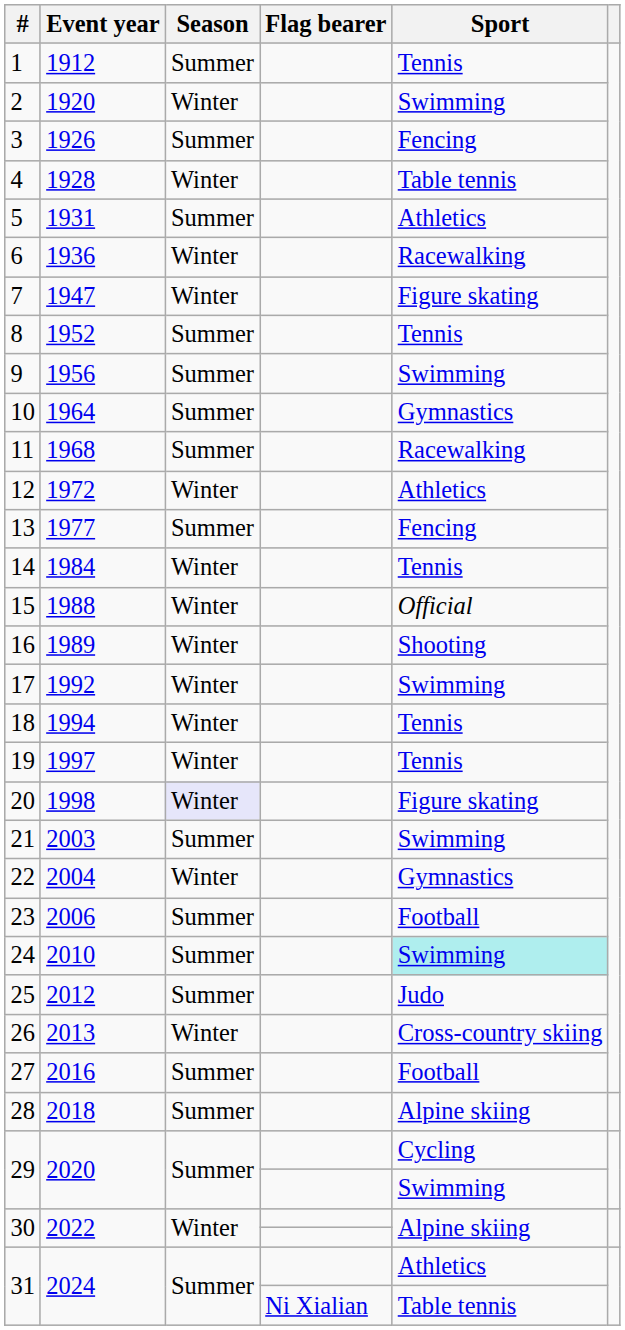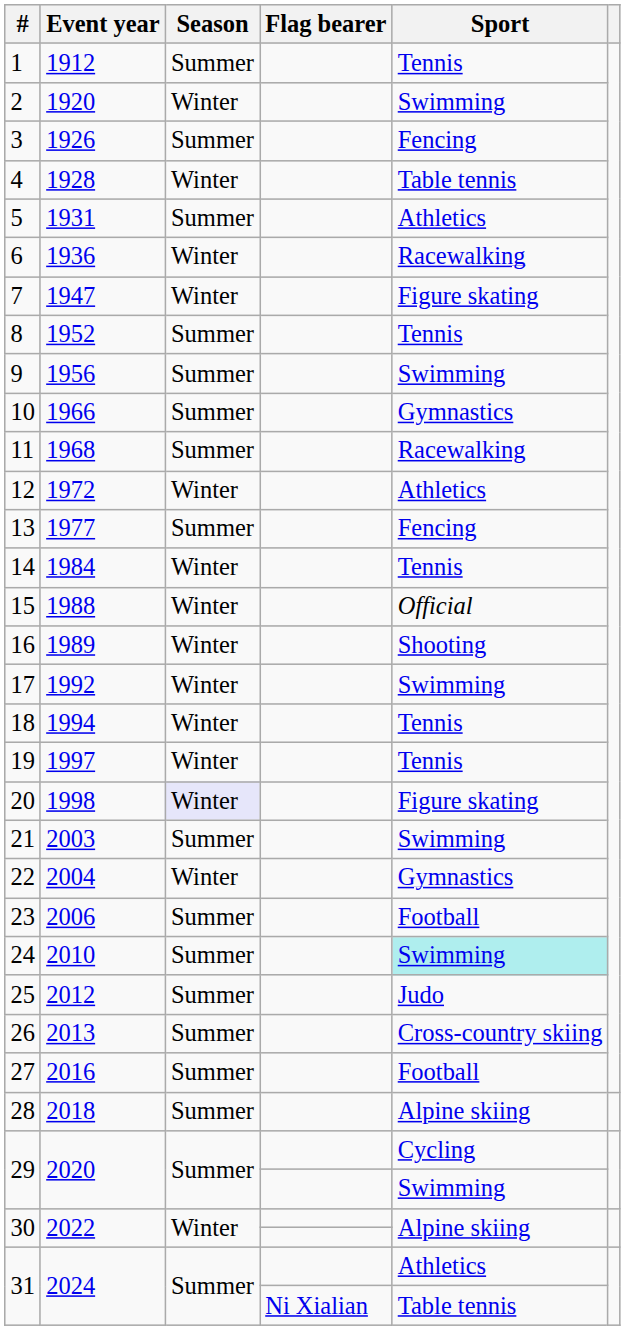(71, 412) 1964 -> (71, 412) 1966
(204, 1033) Winter -> (212, 1033) Summer
